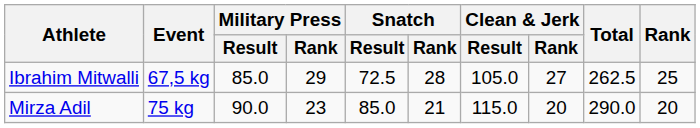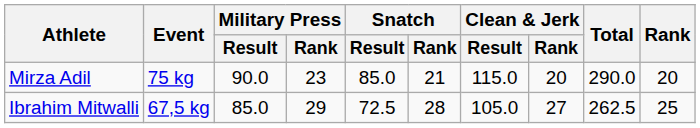rows swapped: (74, 78) <-> (50, 108)
